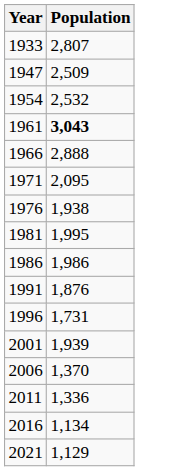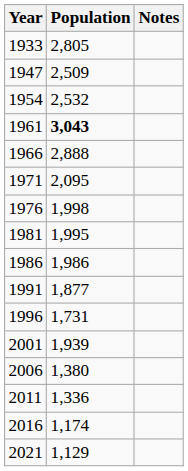+ column: (159, 18)
(70, 45) 2,807 -> (70, 45) 2,805
(70, 208) 1,938 -> (70, 208) 1,998
(70, 289) 1,876 -> (70, 289) 1,877
(70, 371) 1,370 -> (70, 371) 1,380
(70, 425) 1,134 -> (70, 425) 1,174
